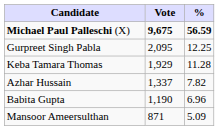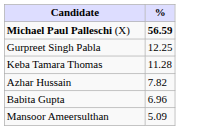- column: (165, 13)
